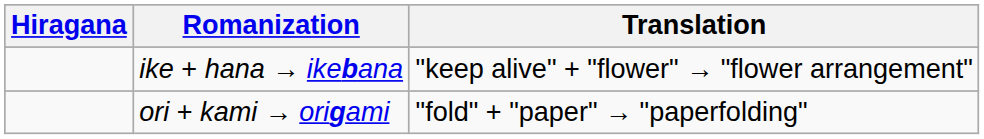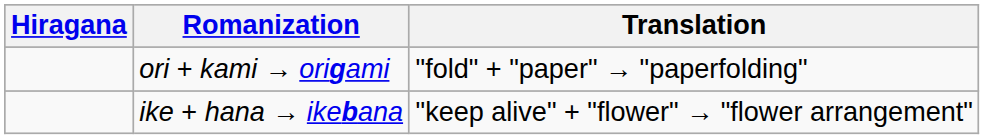rows swapped: (271, 68) <-> (264, 111)
